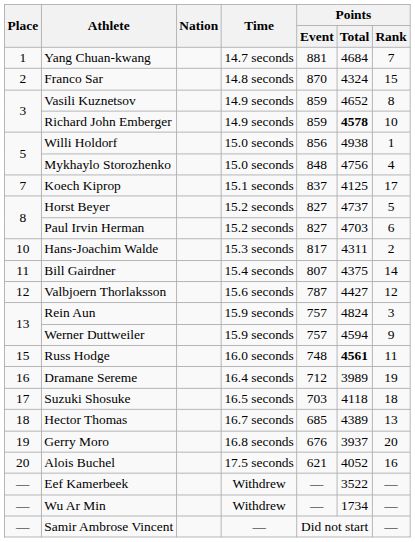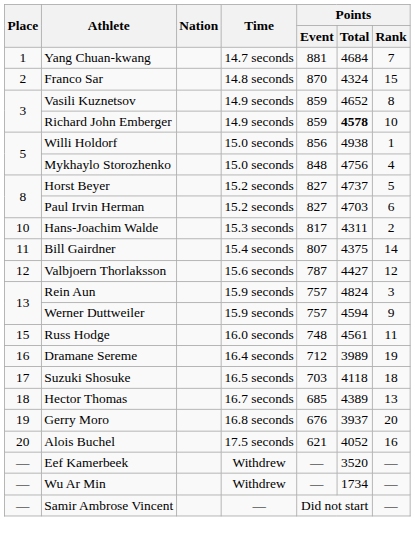- row: (83, 185)
(354, 356) bold -> (354, 334) normal
(354, 484) 3522 -> (354, 462) 3520
